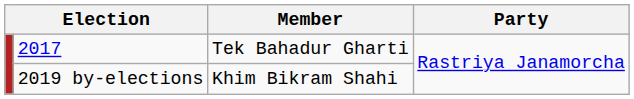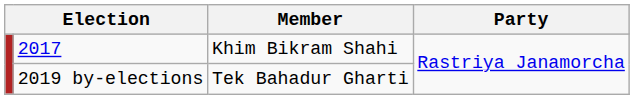(310, 49) Tek Bahadur Gharti -> (305, 49) Khim Bikram Shahi
(305, 79) Khim Bikram Shahi -> (310, 79) Tek Bahadur Gharti
